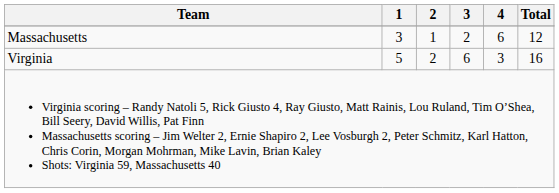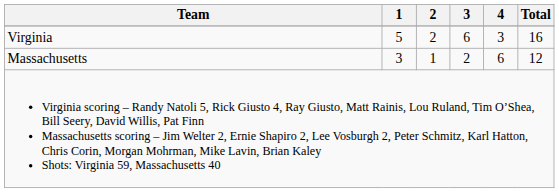rows swapped: (30, 59) <-> (47, 37)
